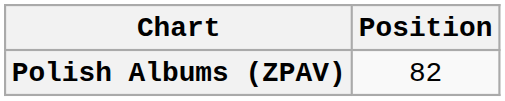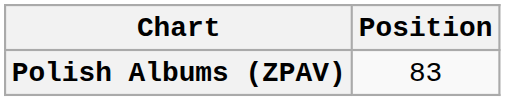(426, 73) 82 -> (426, 73) 83
